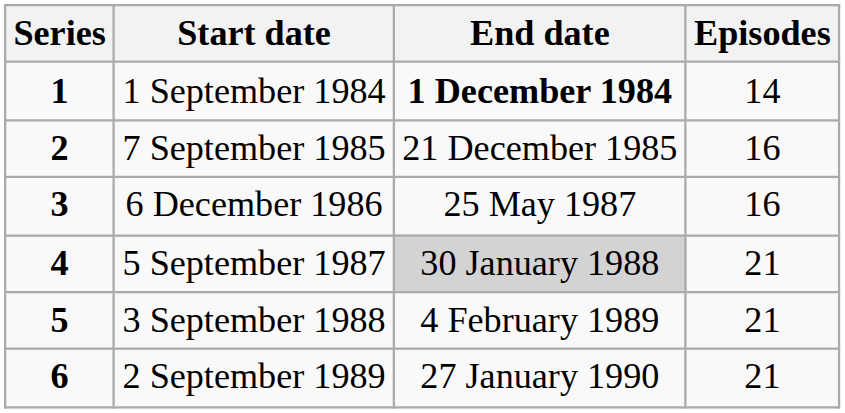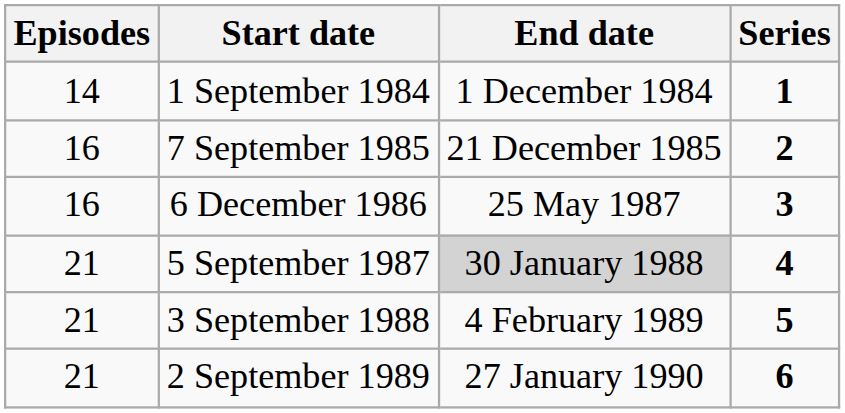columns swapped: (60, 33) <-> (762, 33)
(540, 90) bold -> (584, 90) normal
